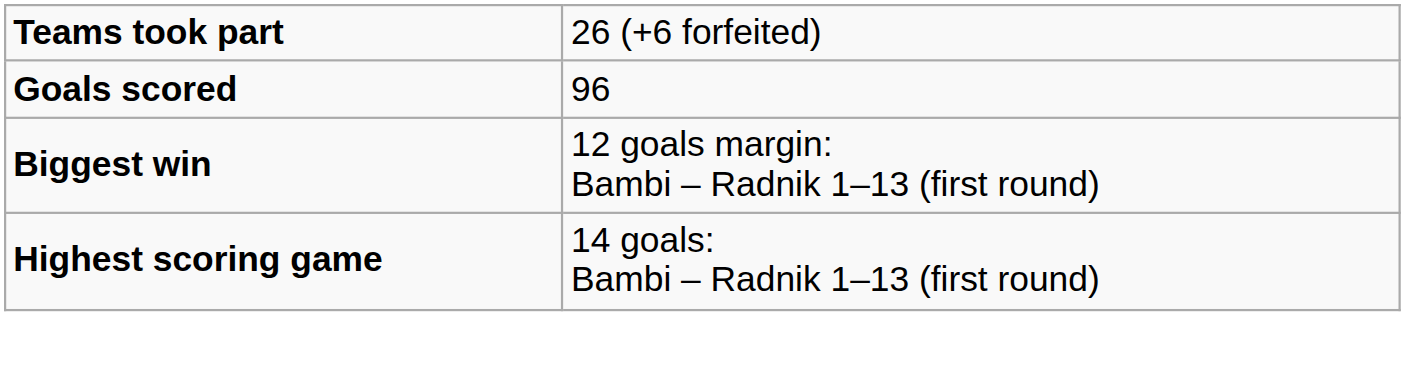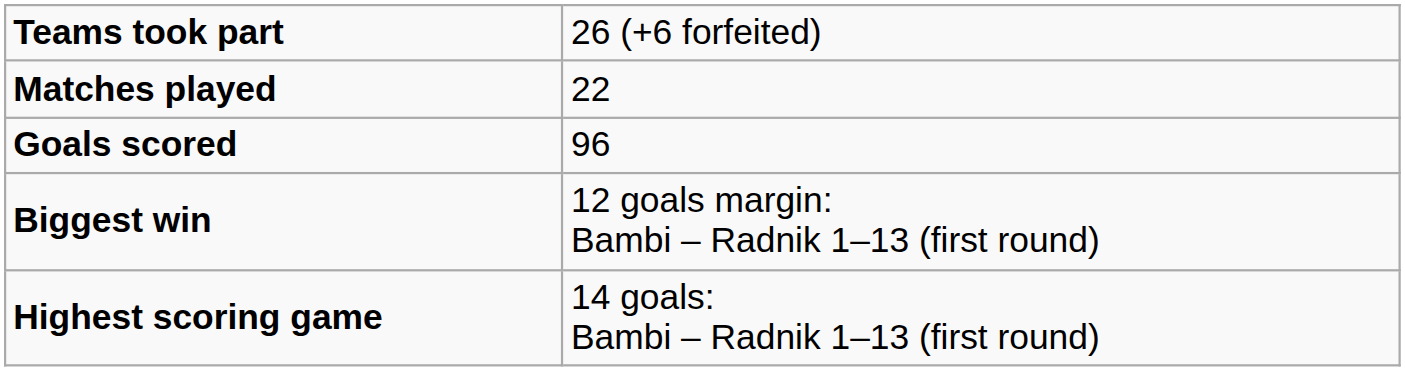+ row: (145, 88)
